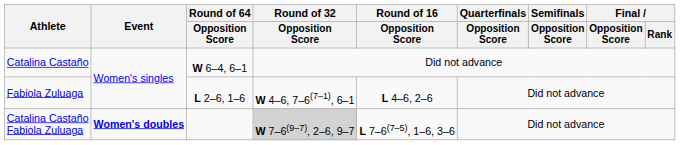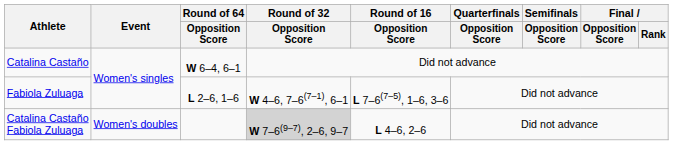(407, 99) L 4–6, 2–6 -> (401, 99) L 7–6(7–5), 1–6, 3–6
(139, 124) bold -> (136, 124) normal
(407, 130) L 7–6(7–5), 1–6, 3–6 -> (401, 130) L 4–6, 2–6
